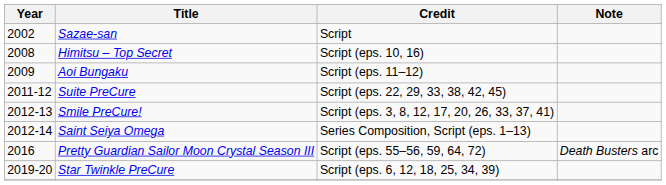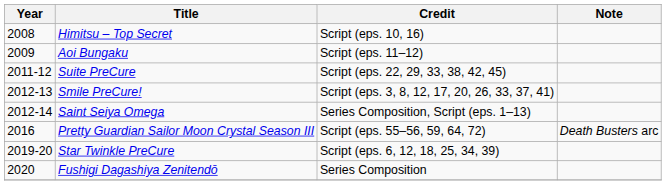- row: (88, 33)
+ row: (138, 170)
